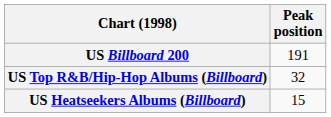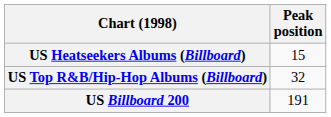rows swapped: (137, 54) <-> (137, 100)
